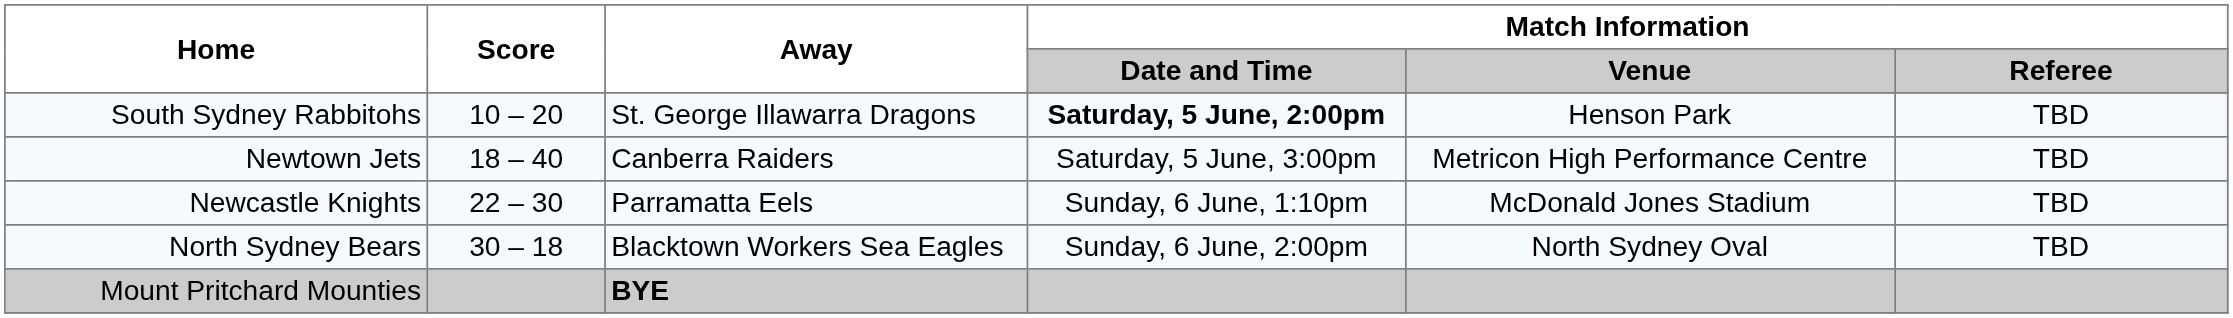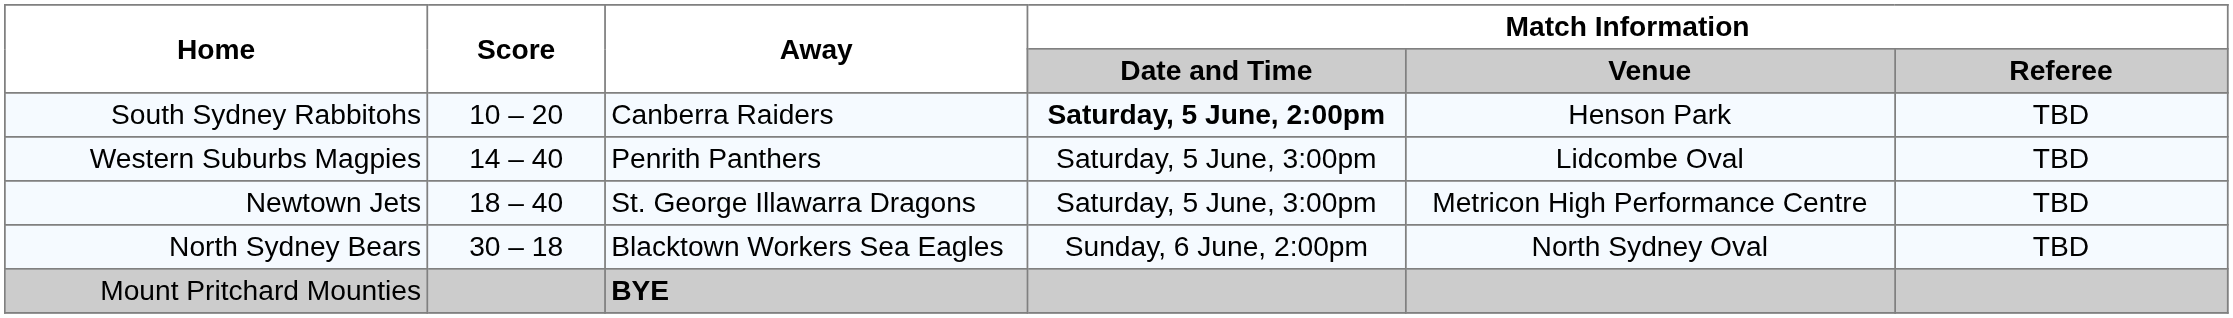(794, 114) St. George Illawarra Dragons -> (722, 114) Canberra Raiders
+ row: (255, 158)
(722, 158) Canberra Raiders -> (794, 202) St. George Illawarra Dragons
- row: (305, 202)
